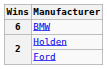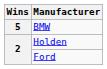(18, 27) 6 -> (18, 27) 5
